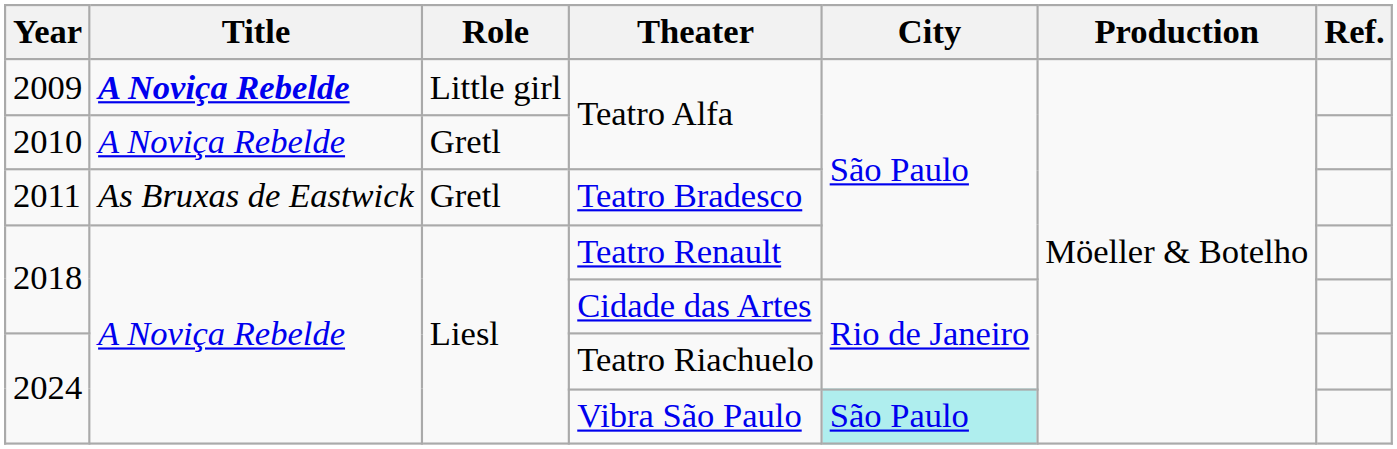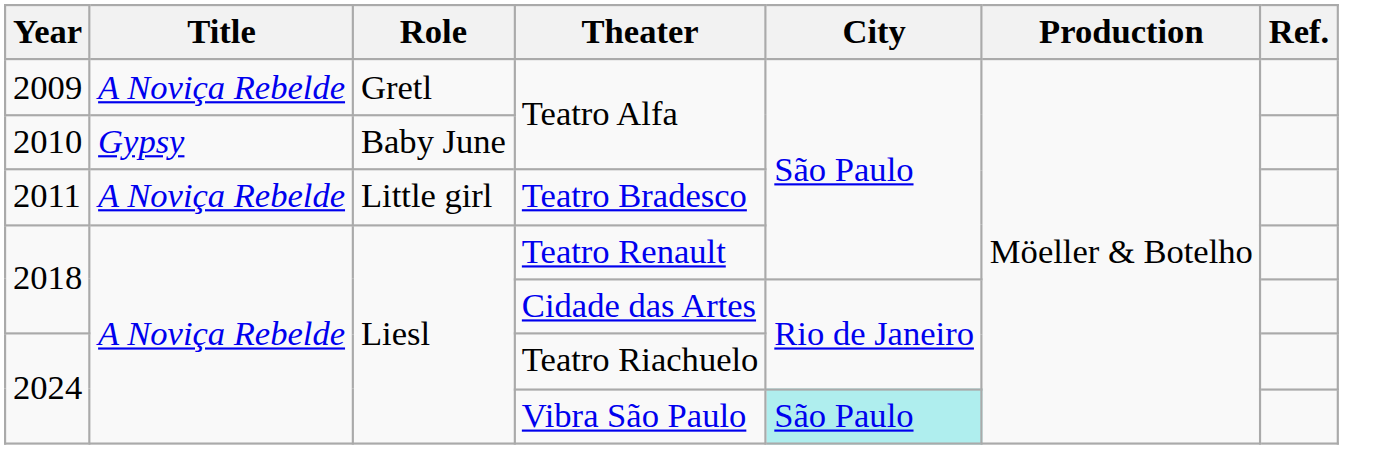(224, 86) bold -> (222, 86) normal
(496, 86) Little girl -> (396, 86) Gretl
(222, 141) A Noviça Rebelde -> (141, 141) Gypsy
(465, 141) Gretl -> (433, 141) Baby June
(256, 196) As Bruxas de Eastwick -> (222, 196) A Noviça Rebelde
(465, 196) Gretl -> (427, 196) Little girl
